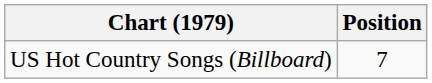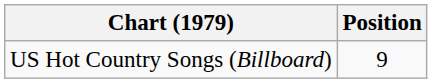(382, 59) 7 -> (382, 59) 9
